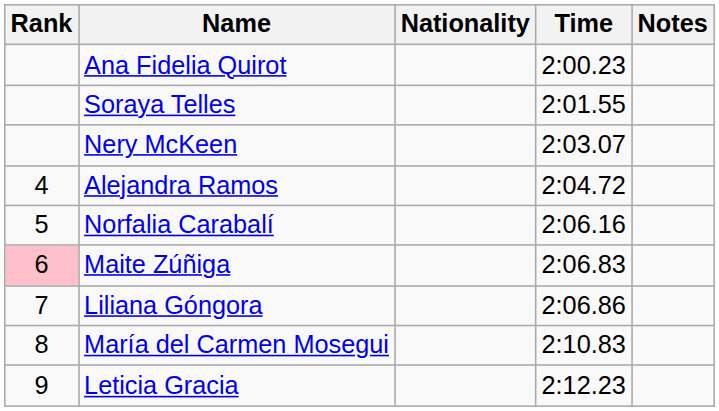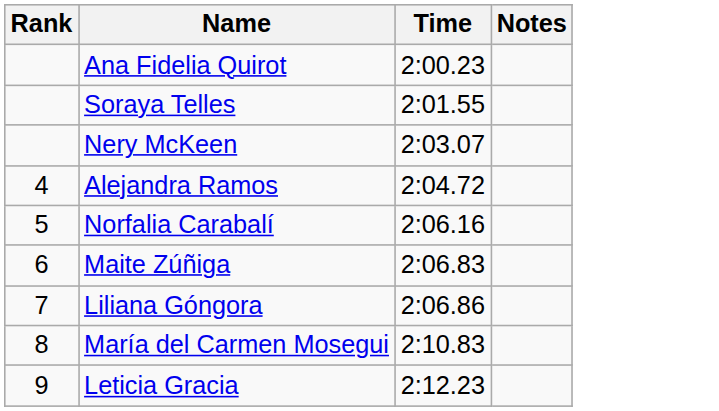- column: (465, 24)
(42, 265) pink background -> (42, 265) no background
